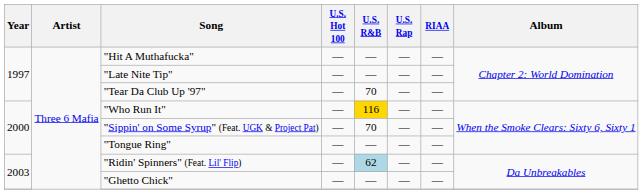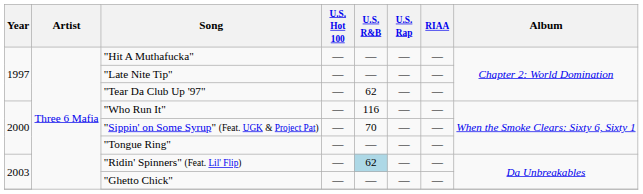(371, 91) 70 -> (371, 91) 62
(371, 109) gold background -> (371, 109) no background
